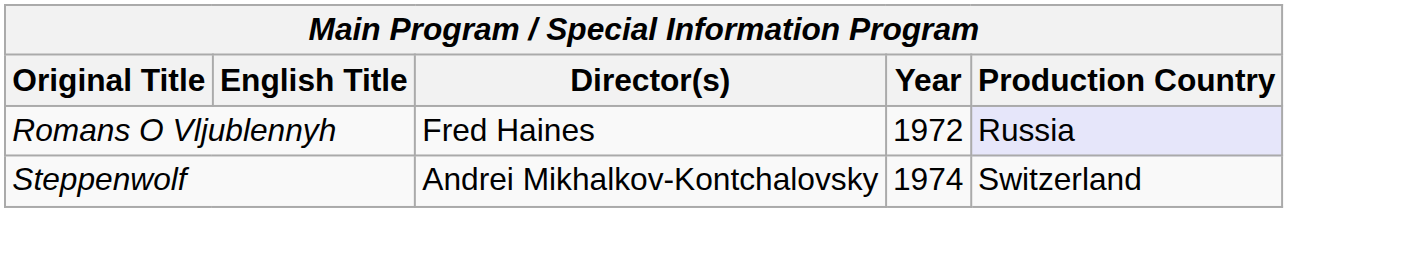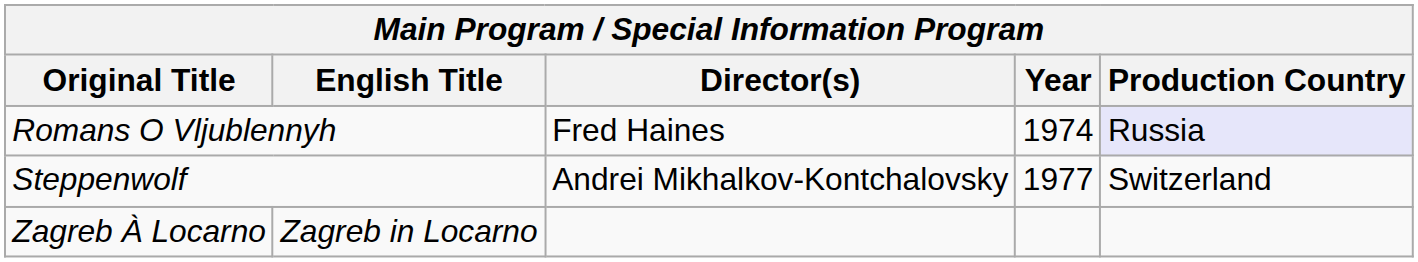(928, 130) 1972 -> (1058, 130) 1974
(928, 180) 1974 -> (1058, 180) 1977
+ row: (139, 230)
